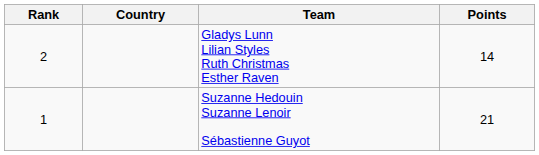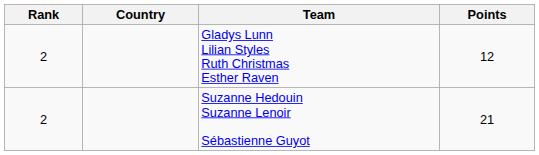(487, 56) 14 -> (487, 56) 12
(44, 119) 1 -> (44, 119) 2
